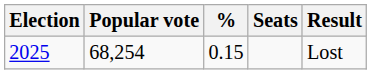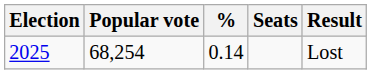(226, 52) 0.15 -> (226, 52) 0.14
